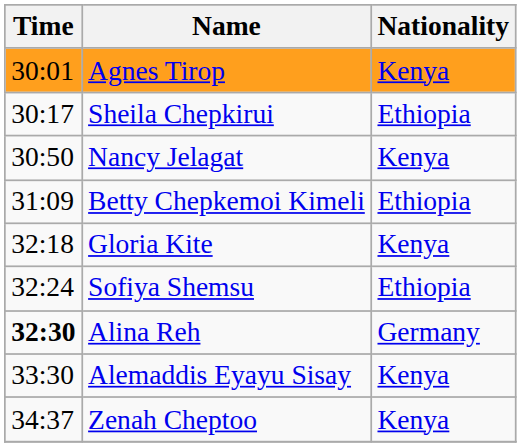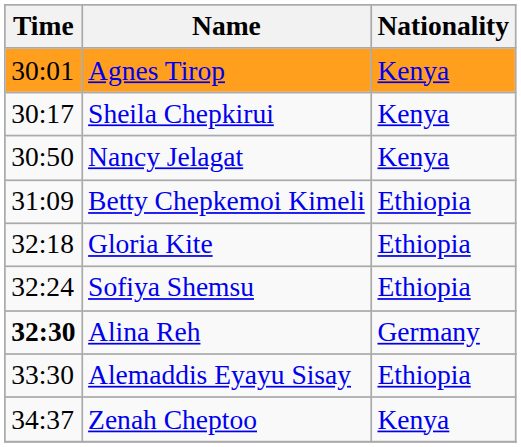(424, 113) Ethiopia -> (413, 113) Kenya
(413, 244) Kenya -> (424, 244) Ethiopia
(413, 375) Kenya -> (424, 375) Ethiopia
